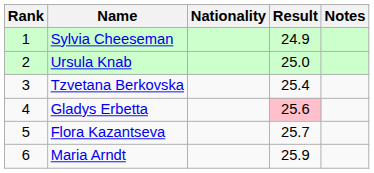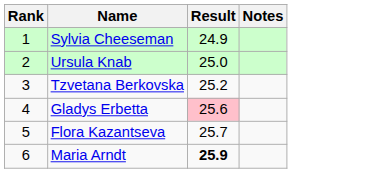- column: (228, 16)
(295, 86) 25.4 -> (213, 86) 25.2
(295, 156) normal -> (213, 156) bold
